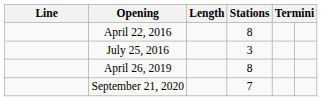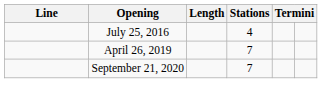- row: (138, 31)
(250, 50) 3 -> (250, 31) 4
(250, 68) 8 -> (250, 50) 7
